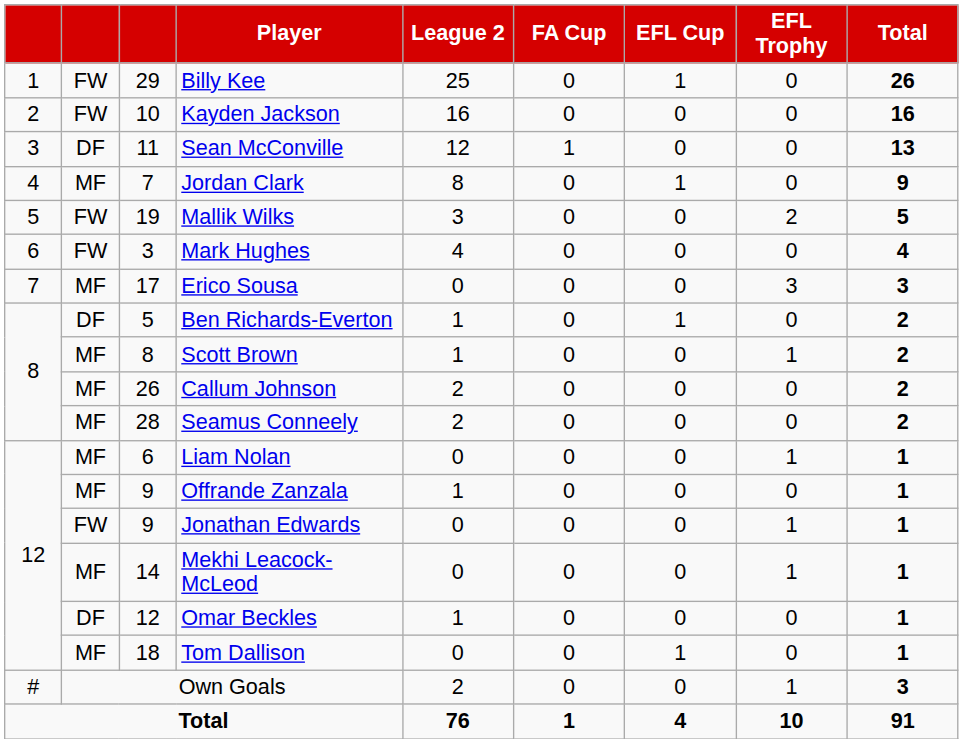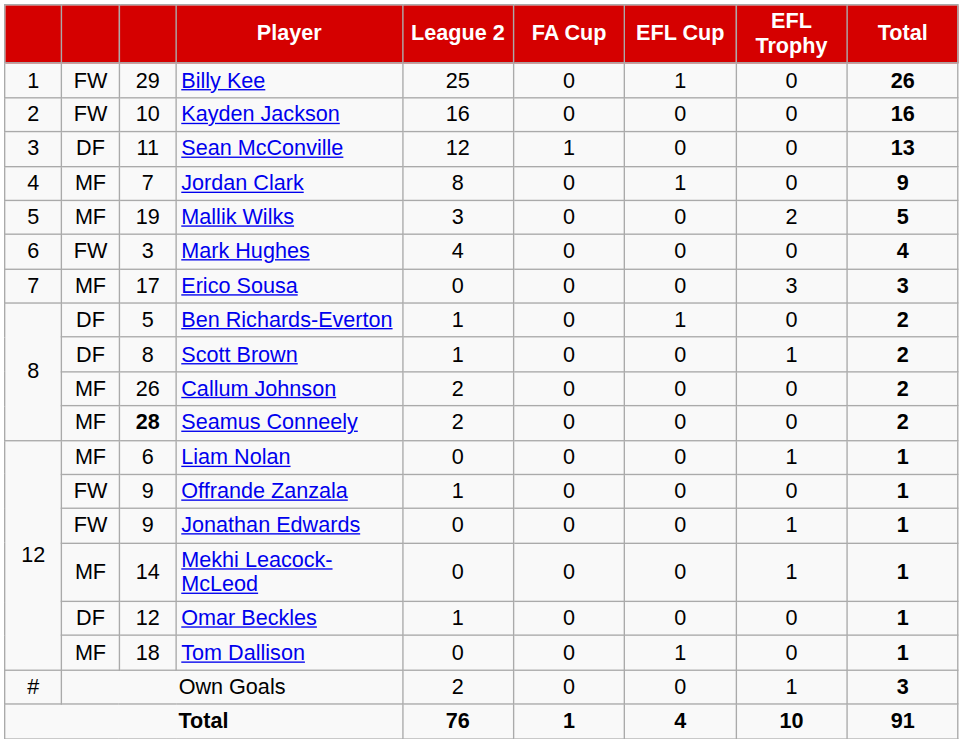(90, 217) FW -> (90, 217) MF
(90, 354) MF -> (90, 354) DF
(148, 422) normal -> (148, 422) bold
(90, 491) MF -> (90, 491) FW
